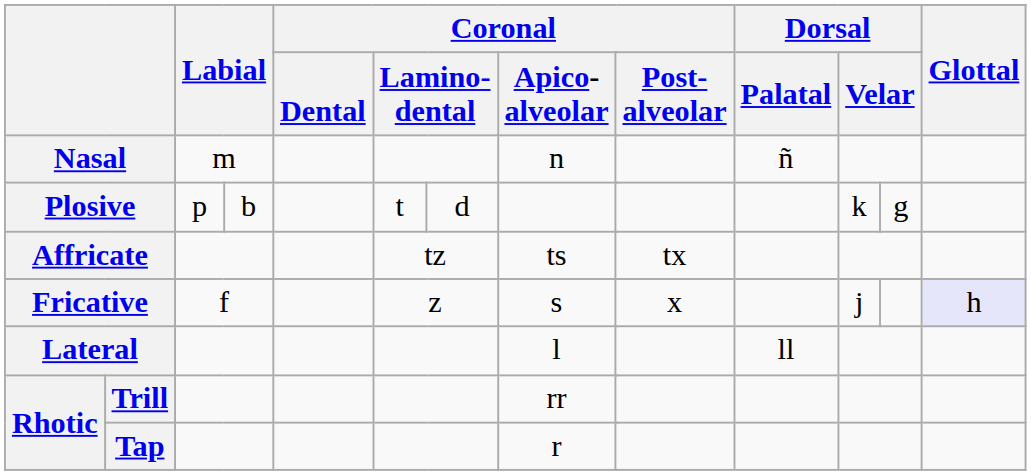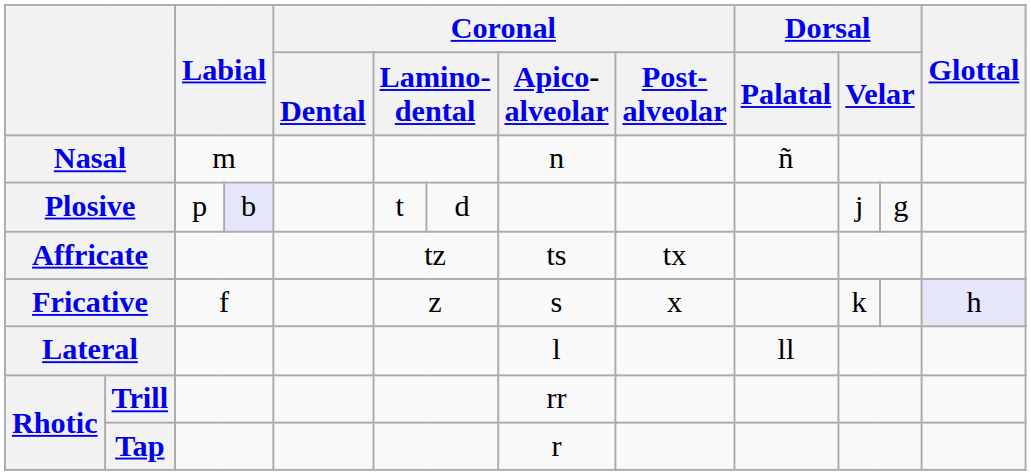(249, 206) no background -> (249, 206) lavender background
(859, 206) k -> (859, 206) j
(859, 302) j -> (859, 302) k
